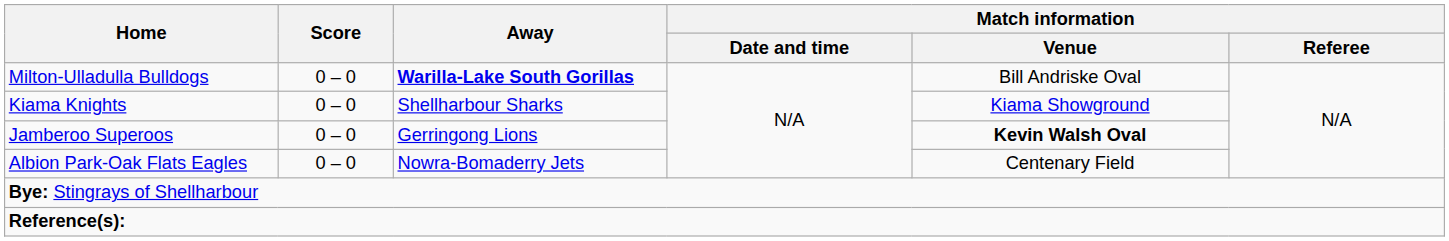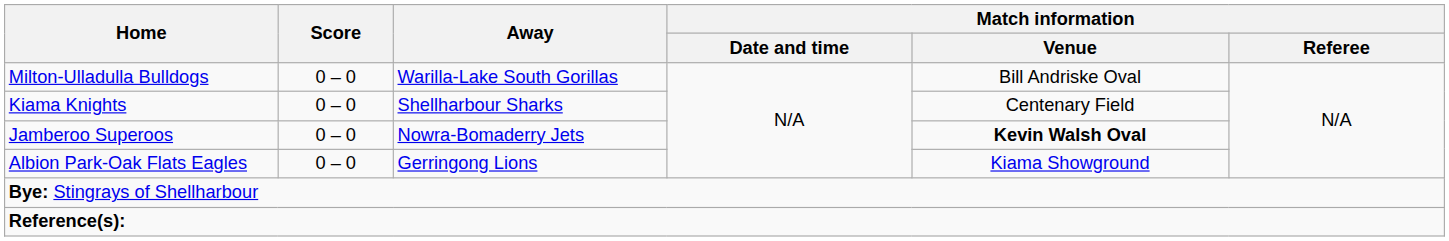(516, 76) bold -> (508, 76) normal
(1070, 105) Kiama Showground -> (1070, 105) Centenary Field
(467, 134) Gerringong Lions -> (491, 134) Nowra-Bomaderry Jets
(491, 163) Nowra-Bomaderry Jets -> (467, 163) Gerringong Lions
(1070, 163) Centenary Field -> (1070, 163) Kiama Showground
